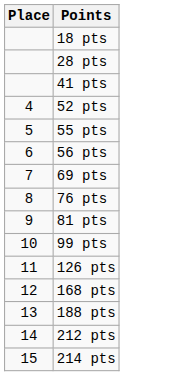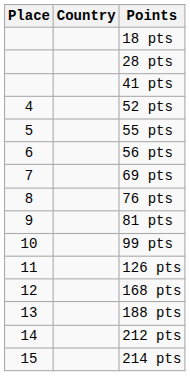+ column: (86, 16)
